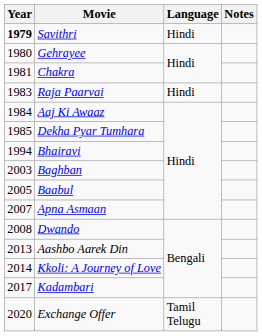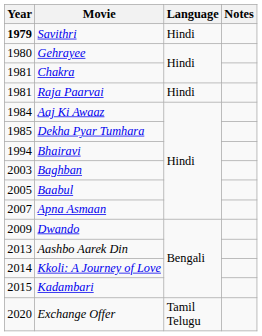(20, 92) 1983 -> (20, 92) 1981
(20, 229) 2008 -> (20, 229) 2009
(20, 287) 2017 -> (20, 287) 2015
